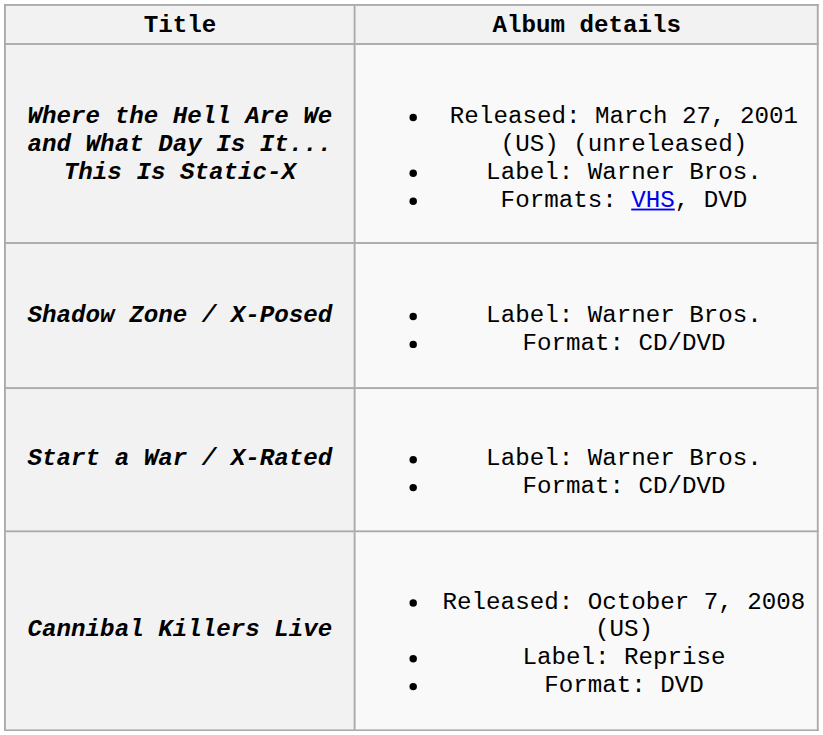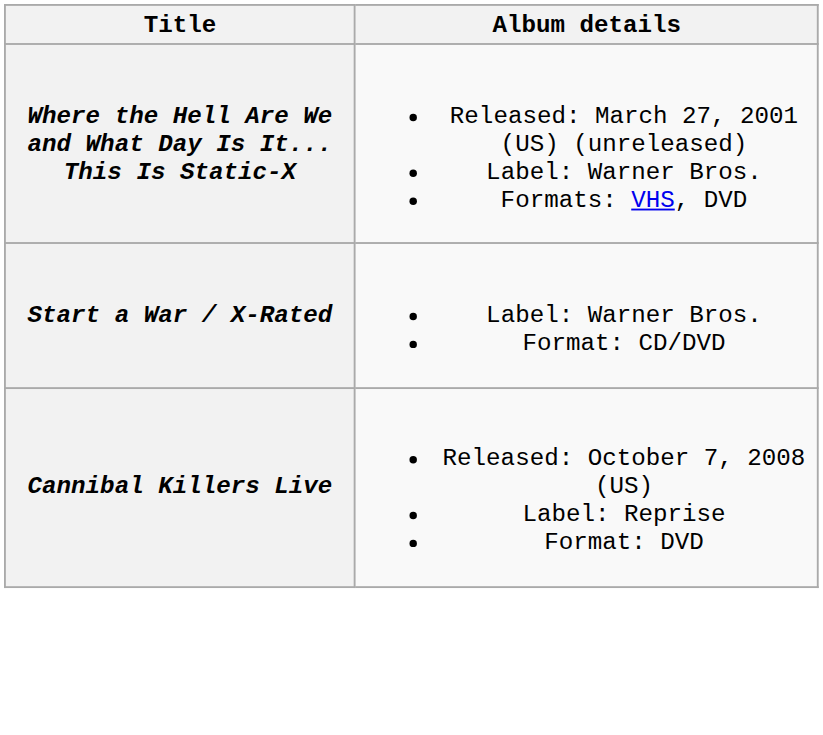- row: (180, 315)
